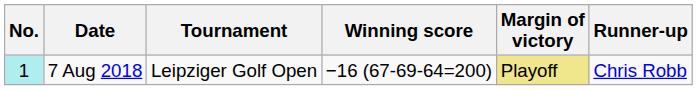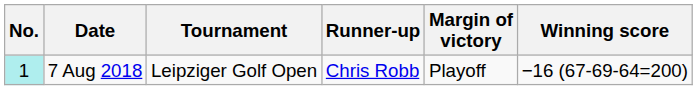columns swapped: (409, 30) <-> (641, 30)
(529, 70) khaki background -> (457, 70) no background
